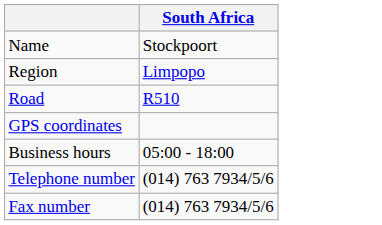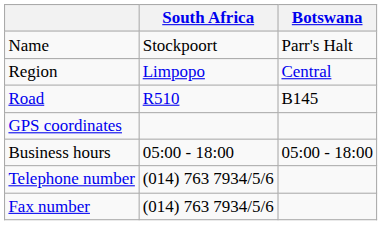+ column: (327, 17)
